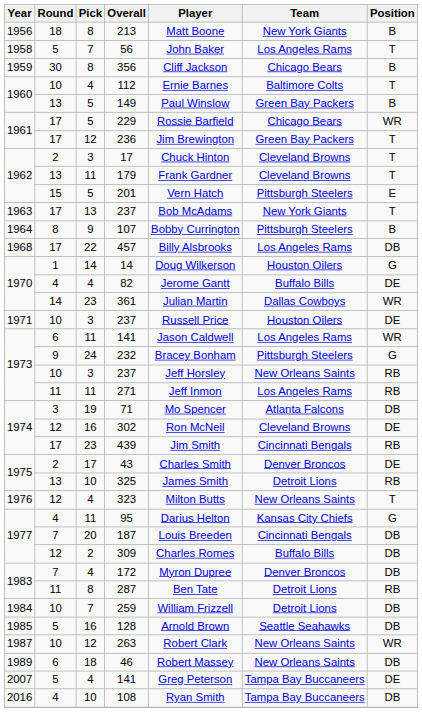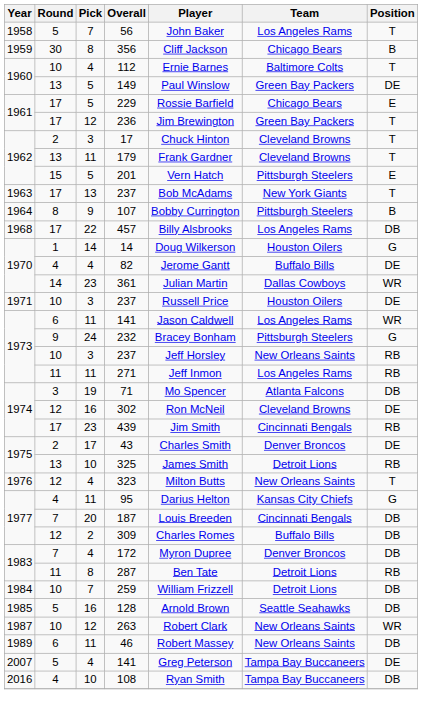- row: (20, 31)
(392, 103) B -> (392, 85) DE
(392, 121) WR -> (392, 103) E
(90, 662) 18 -> (90, 644) 11
